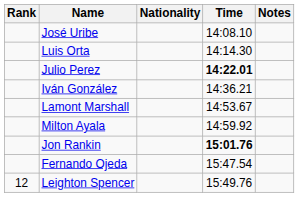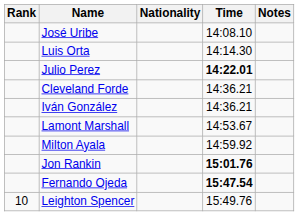+ row: (85, 88)
(229, 164) normal -> (229, 182) bold
(22, 182) 12 -> (22, 201) 10
